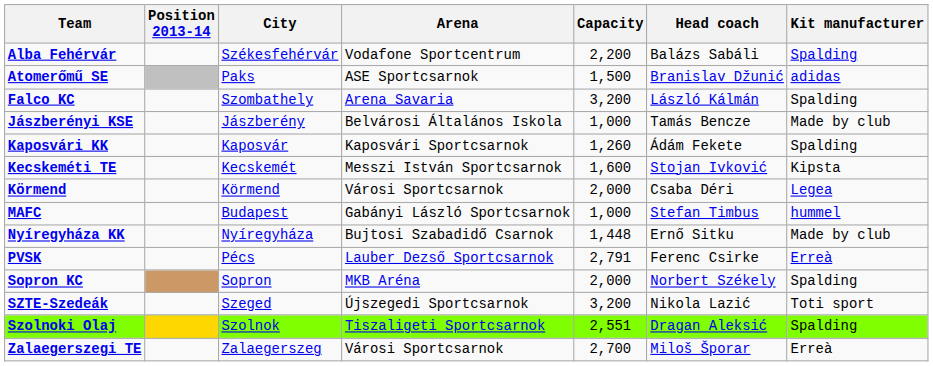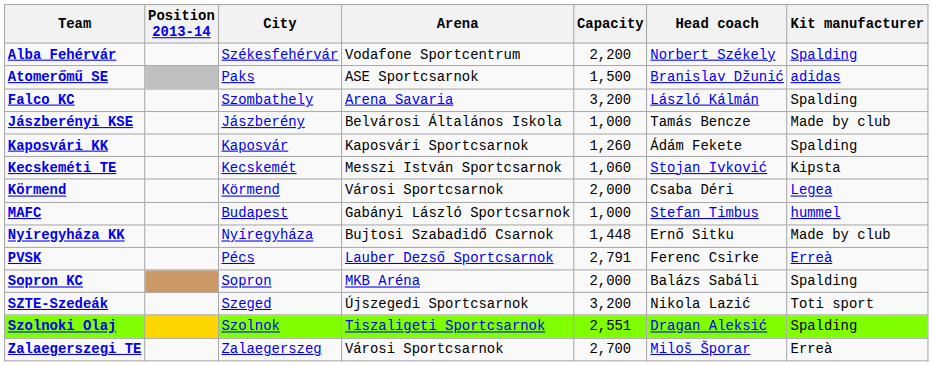(705, 55) Balázs Sabáli -> (713, 55) Norbert Székely
(610, 168) 1,600 -> (610, 168) 1,060
(713, 281) Norbert Székely -> (705, 281) Balázs Sabáli
